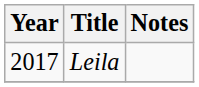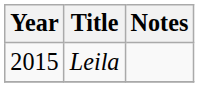(34, 61) 2017 -> (34, 61) 2015
